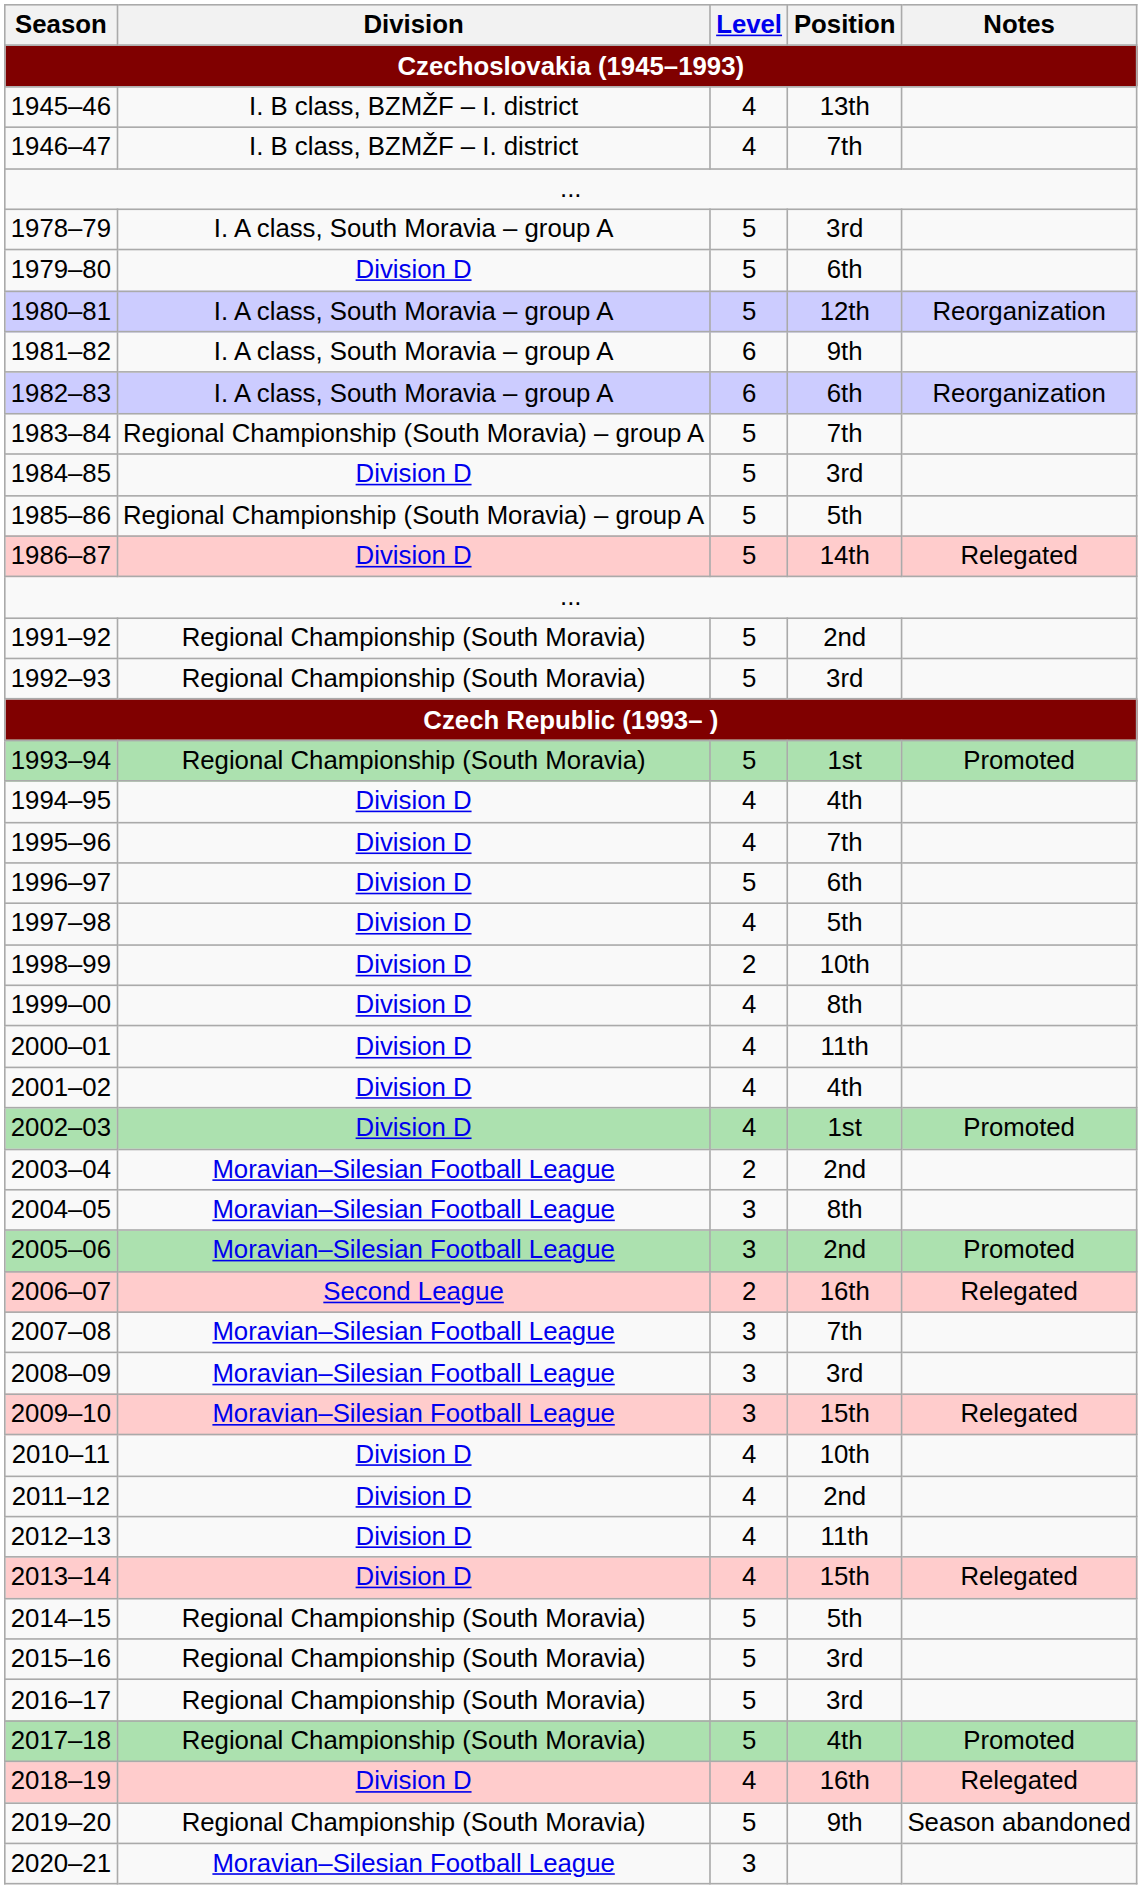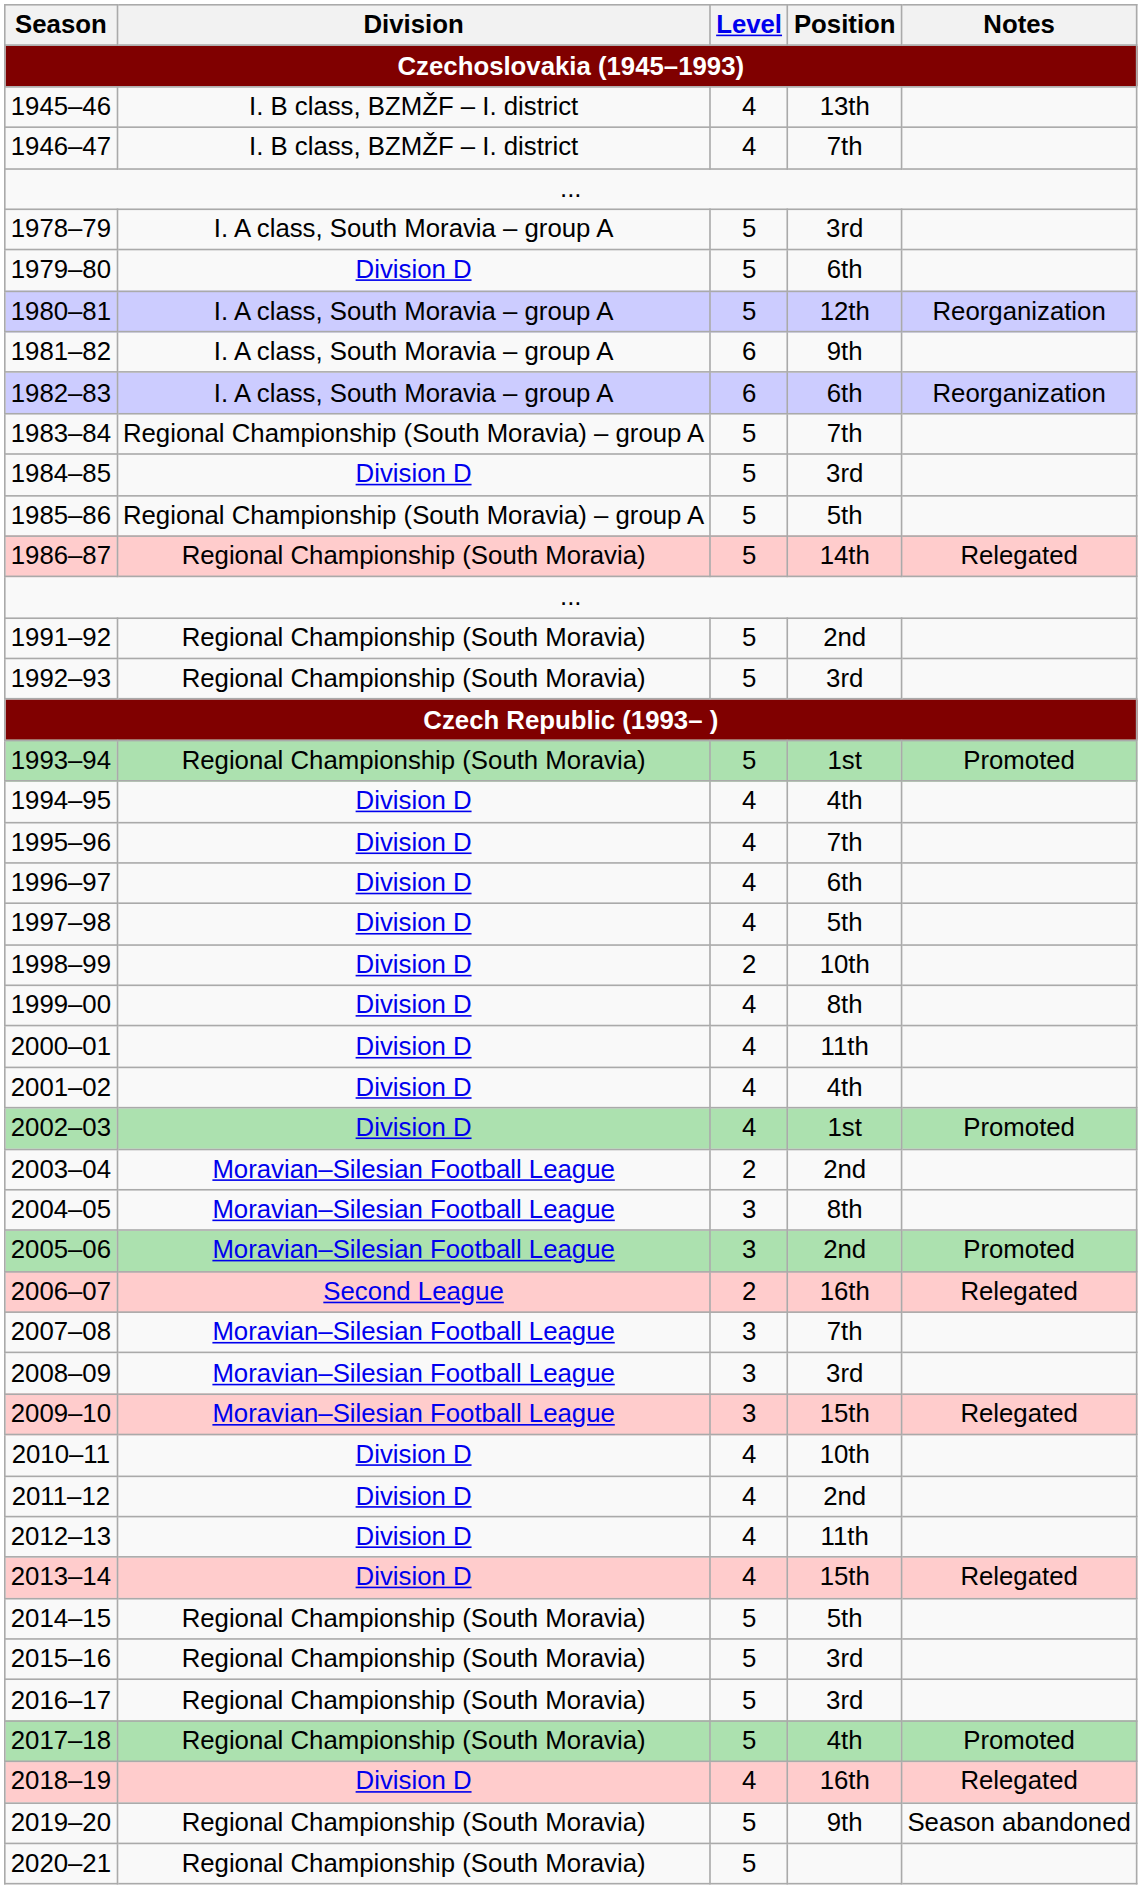(414, 556) Division D -> (414, 556) Regional Championship (South Moravia)
(749, 882) 5 -> (749, 882) 4
(414, 1863) Moravian–Silesian Football League -> (414, 1863) Regional Championship (South Moravia)
(749, 1863) 3 -> (749, 1863) 5
